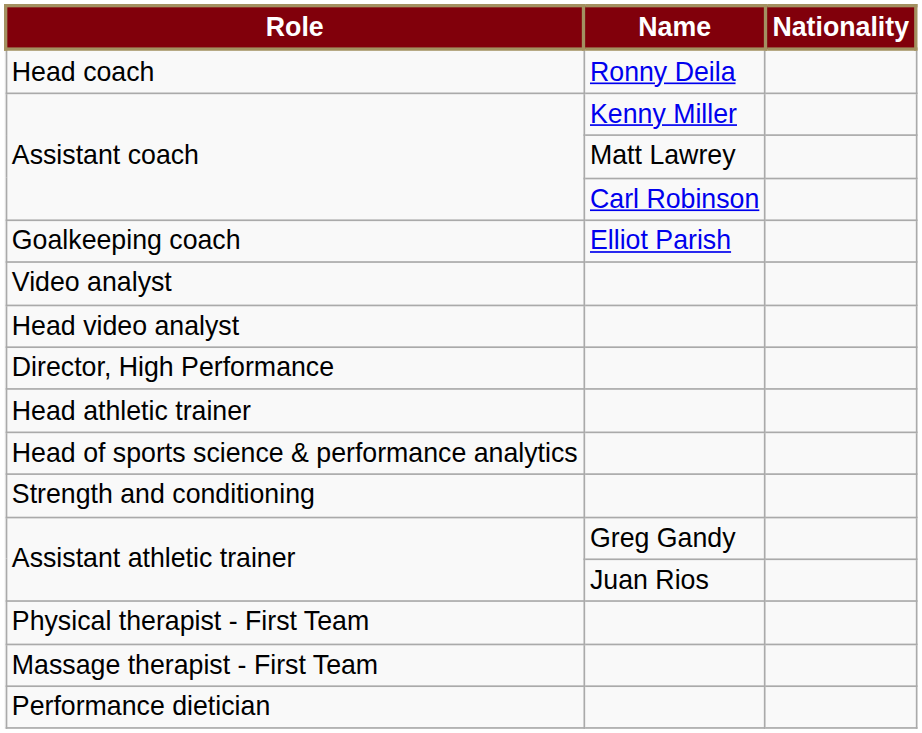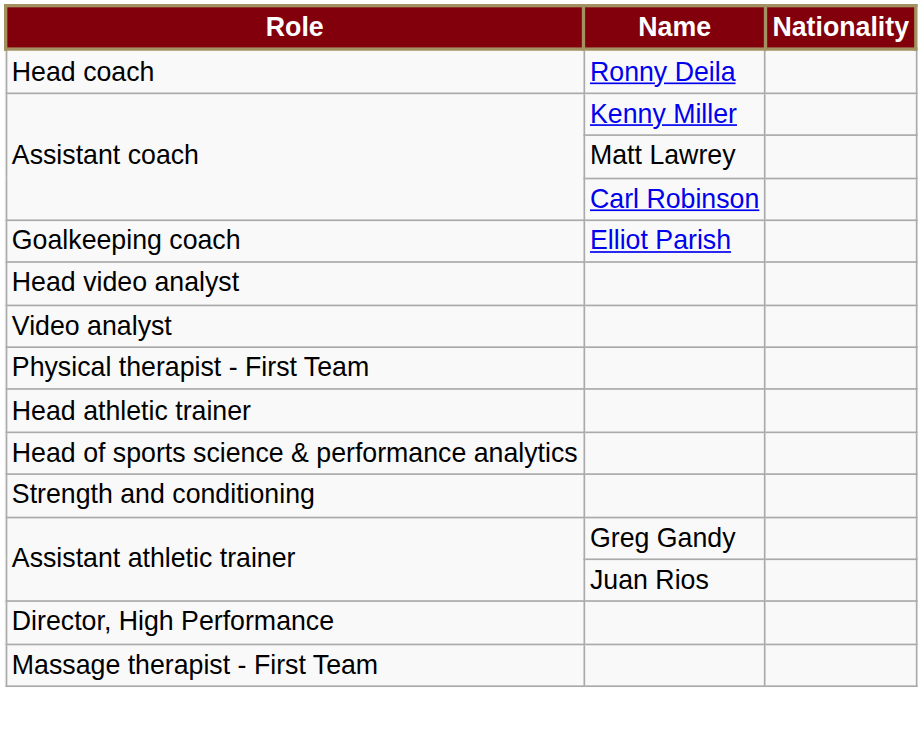rows swapped: (125, 325) <-> (92, 283)
rows swapped: (173, 368) <-> (191, 622)
- row: (141, 707)
